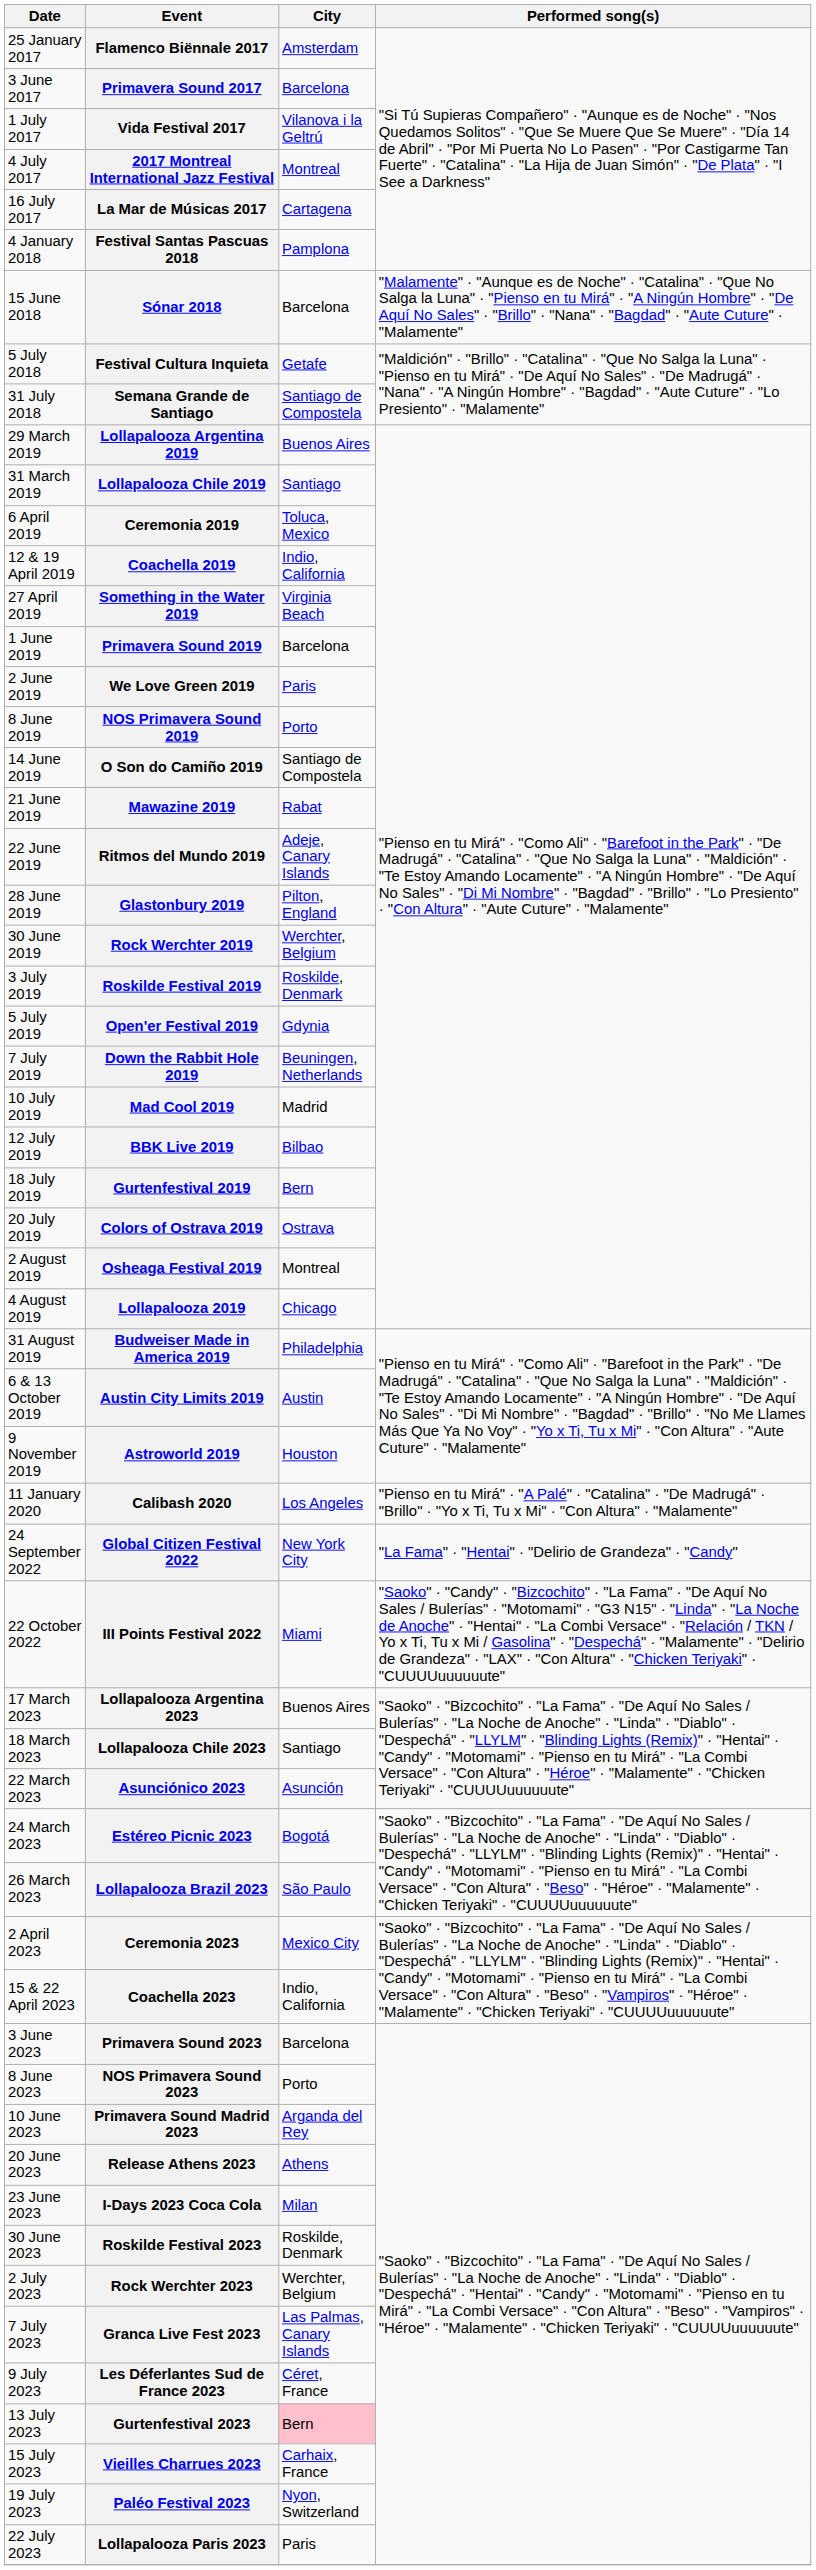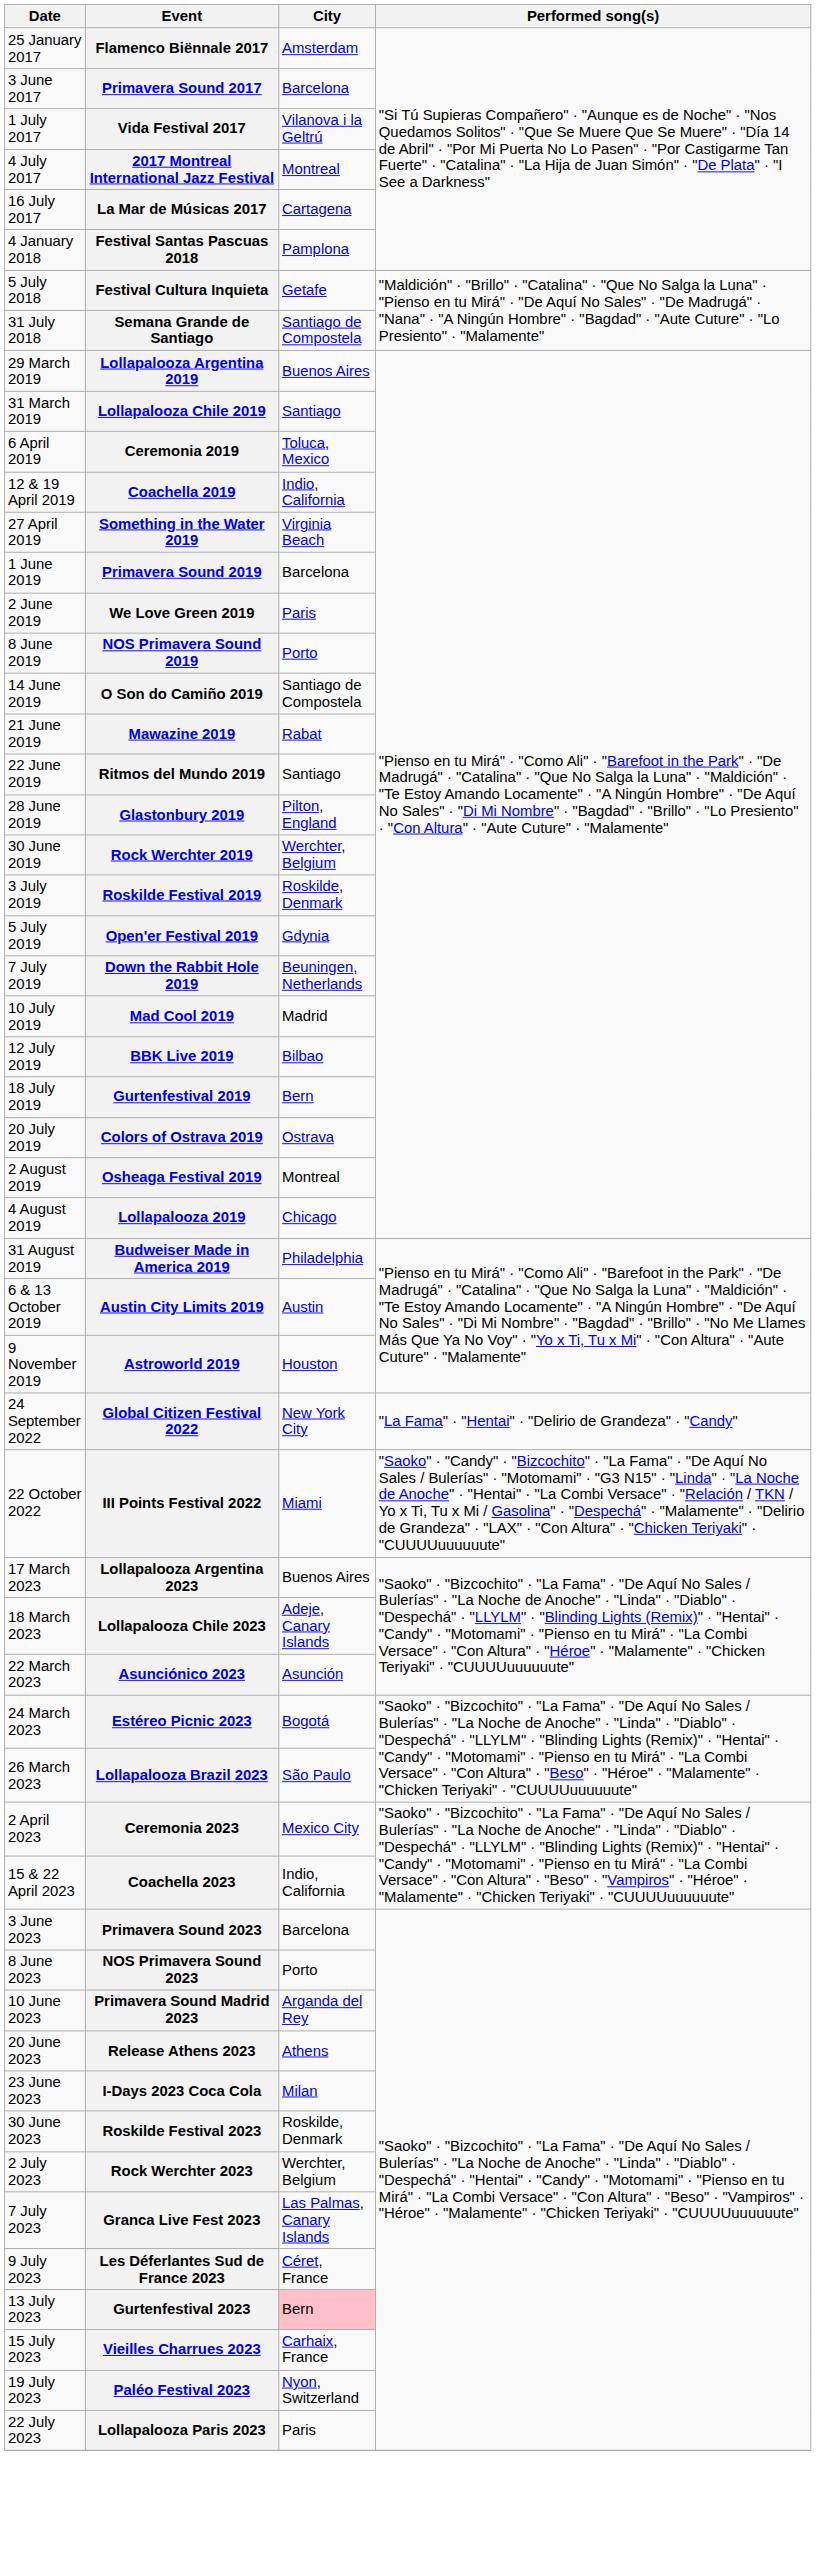- row: (182, 307)
(306, 856) Adeje, Canary Islands -> (311, 774) Santiago
- row: (182, 1503)
(311, 1748) Santiago -> (306, 1626) Adeje, Canary Islands
